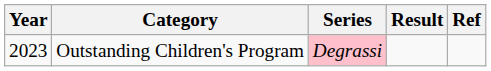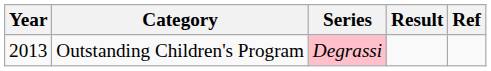(28, 50) 2023 -> (28, 50) 2013
